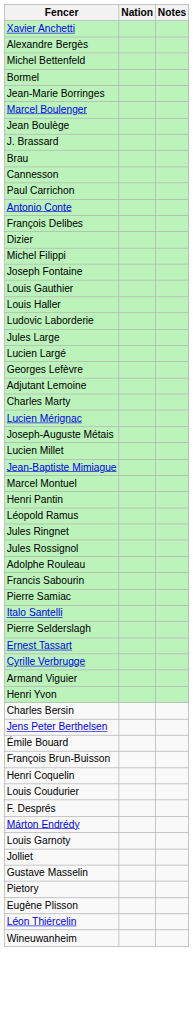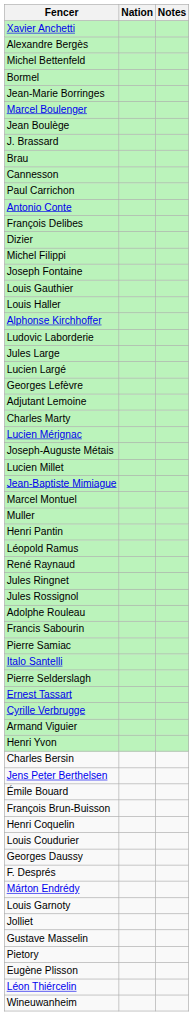+ row: (54, 321)
+ row: (21, 516)
+ row: (41, 564)
+ row: (45, 857)
